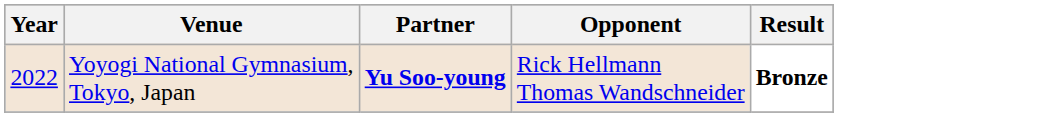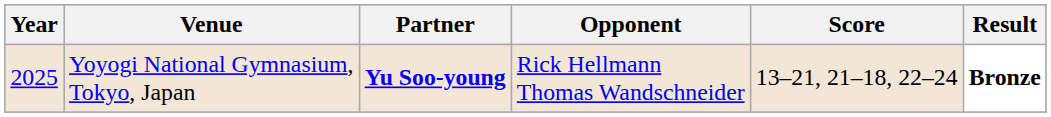+ column: (857, 24)
(34, 77) 2022 -> (34, 77) 2025
